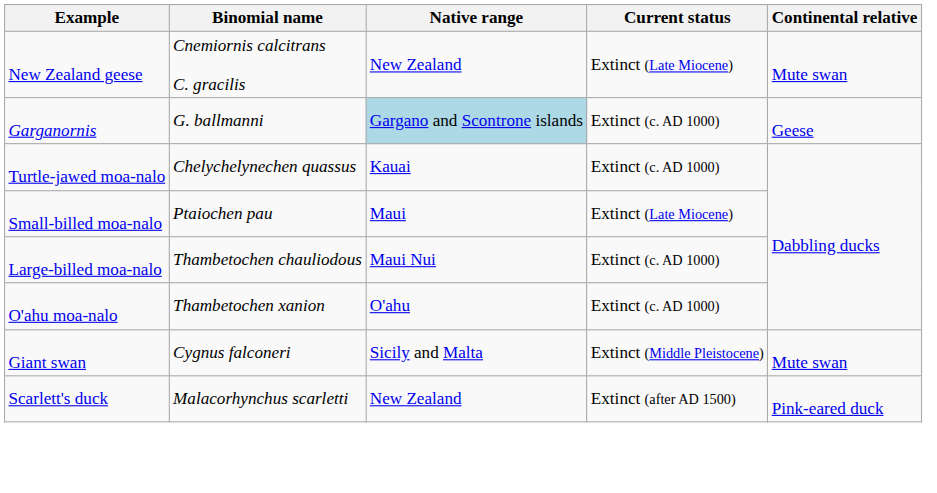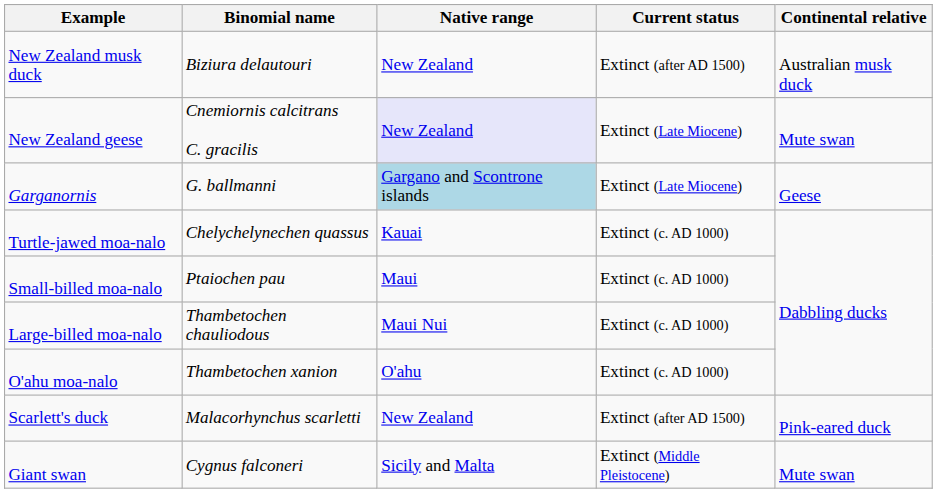+ row: (75, 64)
(416, 64) no background -> (427, 130) lavender background
(655, 120) Extinct (c. AD 1000) -> (671, 186) Extinct (Late Miocene)
(662, 213) Extinct (Late Miocene) -> (664, 279) Extinct (c. AD 1000)
rows swapped: (47, 362) <-> (58, 398)
